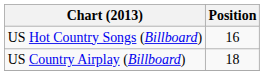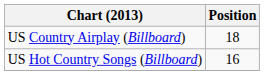rows swapped: (97, 59) <-> (105, 37)
